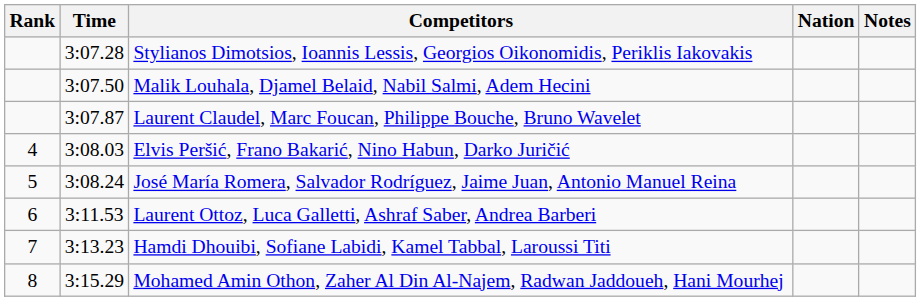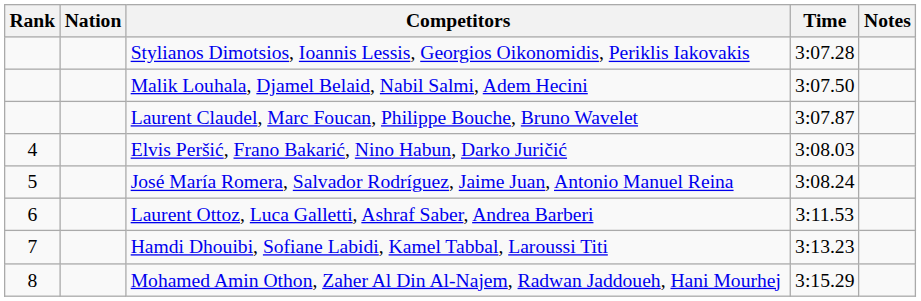columns swapped: (826, 20) <-> (94, 20)
